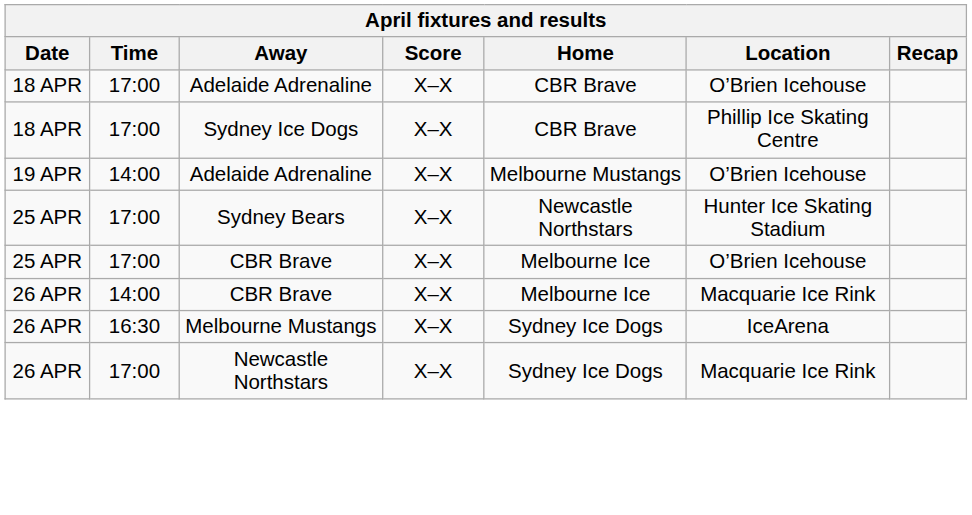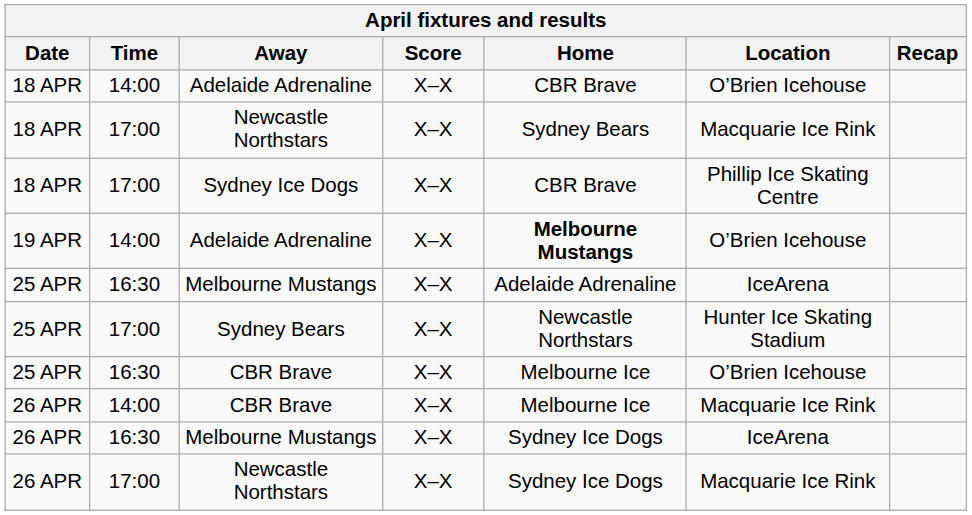(134, 85) 17:00 -> (134, 85) 14:00
+ row: (47, 129)
(585, 173) normal -> (585, 240) bold
+ row: (47, 284)
(134, 261) 17:00 -> (134, 372) 16:30
